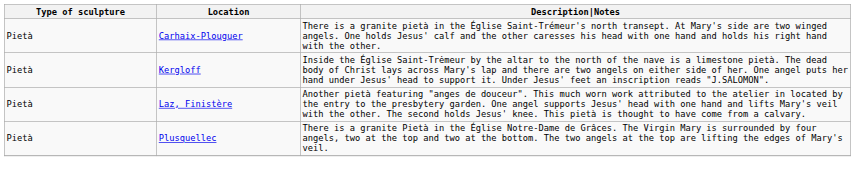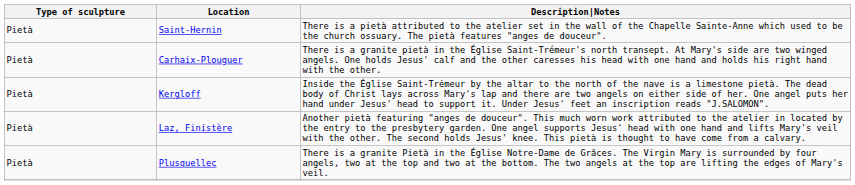+ row: (190, 31)
